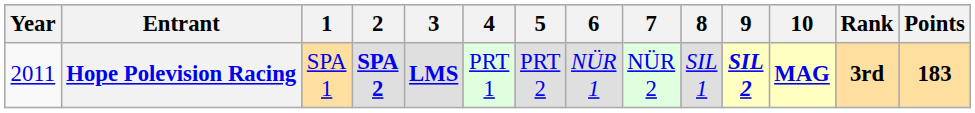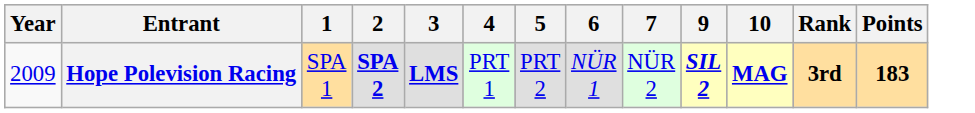- column: (702, 23)
(33, 74) 2011 -> (33, 74) 2009
